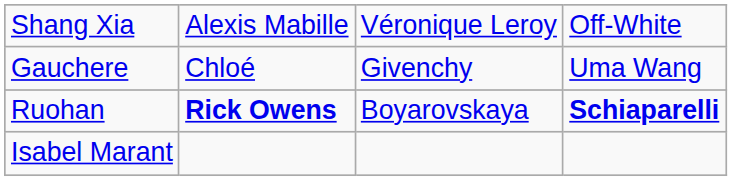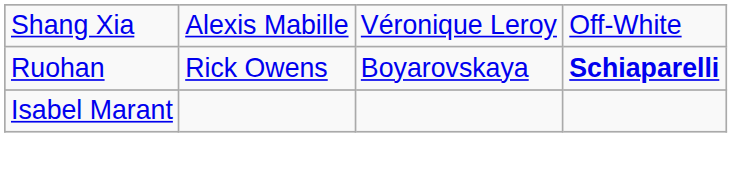- row: (70, 68)
(261, 110) bold -> (256, 68) normal
